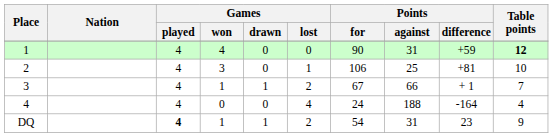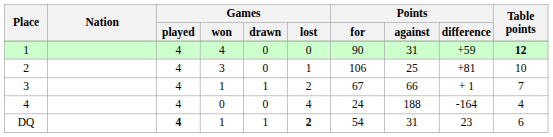(309, 123) normal -> (309, 123) bold
(521, 123) 9 -> (521, 123) 6
